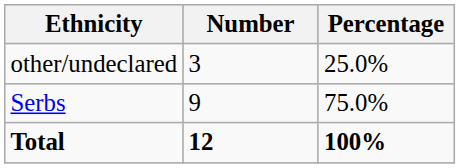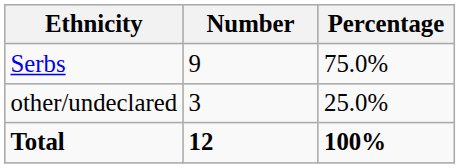rows swapped: (38, 102) <-> (94, 63)
